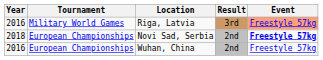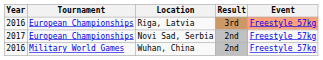(77, 24) Military World Games -> (81, 24) European Championships
(16, 37) 2018 -> (16, 37) 2017
(283, 37) bold -> (283, 37) normal
(81, 49) European Championships -> (77, 49) Military World Games
